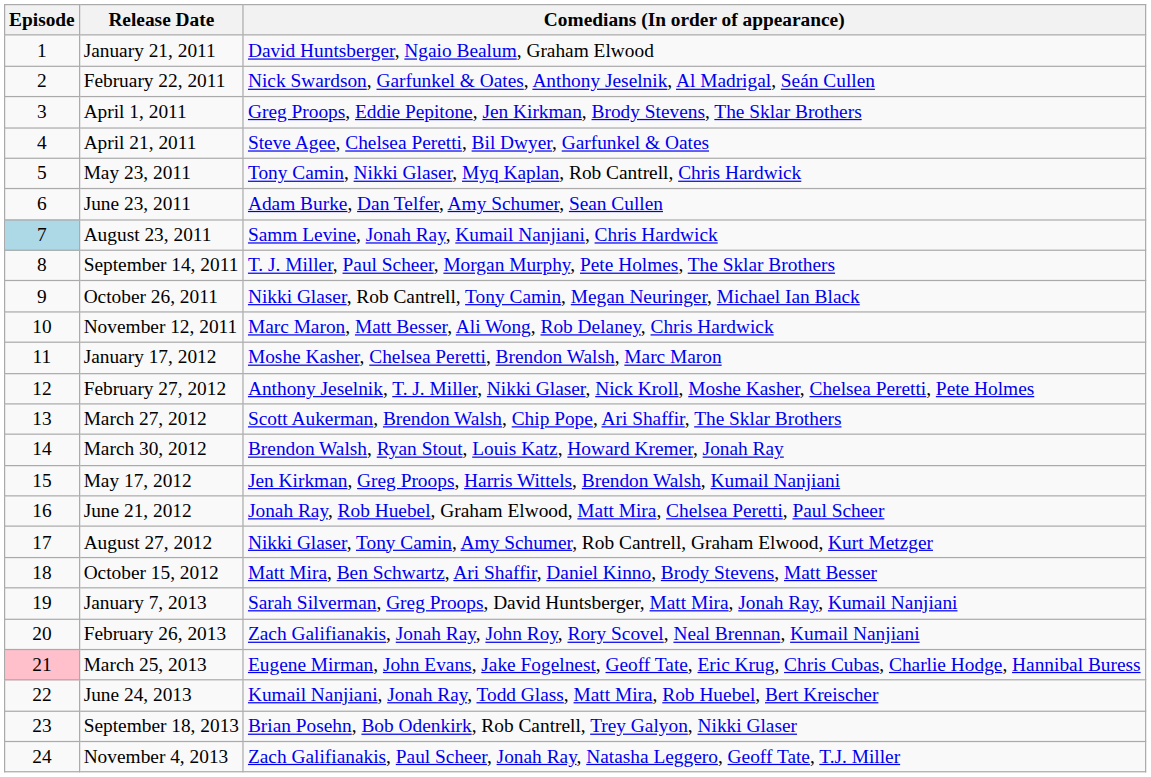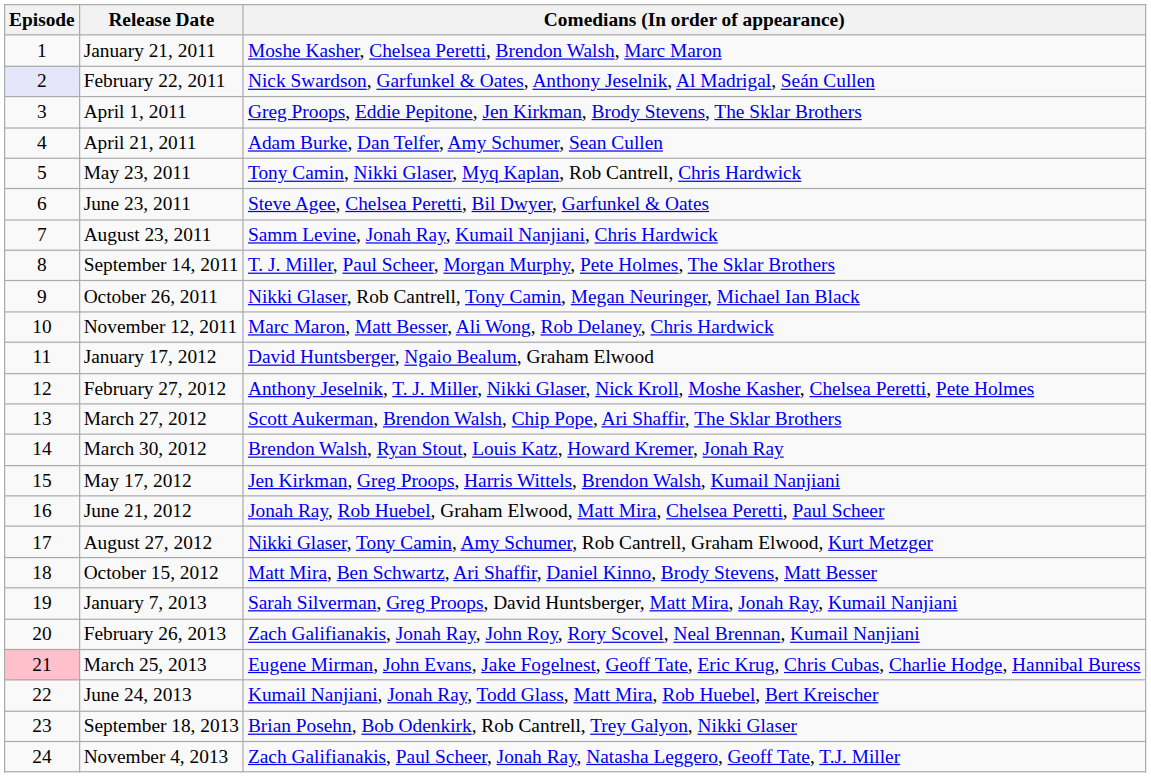(451, 50) David Huntsberger, Ngaio Bealum, Graham Elwood -> (485, 50) Moshe Kasher, Chelsea Peretti, Brendon Walsh, Marc Maron
(42, 81) no background -> (42, 81) lavender background
(478, 142) Steve Agee, Chelsea Peretti, Bil Dwyer, Garfunkel & Oates -> (455, 142) Adam Burke, Dan Telfer, Amy Schumer, Sean Cullen
(455, 204) Adam Burke, Dan Telfer, Amy Schumer, Sean Cullen -> (478, 204) Steve Agee, Chelsea Peretti, Bil Dwyer, Garfunkel & Oates
(42, 234) lightblue background -> (42, 234) no background
(485, 357) Moshe Kasher, Chelsea Peretti, Brendon Walsh, Marc Maron -> (451, 357) David Huntsberger, Ngaio Bealum, Graham Elwood
